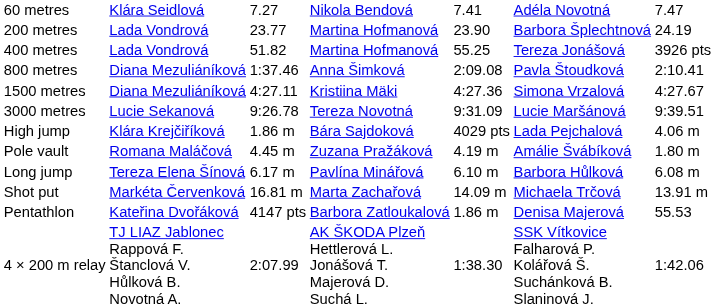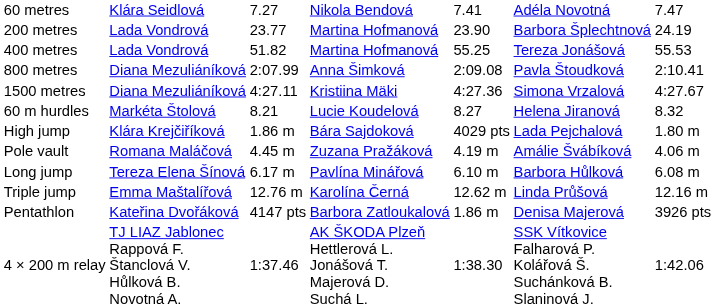(683, 50) 3926 pts -> (673, 50) 55.53
(274, 70) 1:37.46 -> (274, 70) 2:07.99
- row: (45, 111)
+ row: (46, 111)
(677, 131) 4.06 m -> (677, 131) 1.80 m
(677, 151) 1.80 m -> (677, 151) 4.06 m
+ row: (40, 192)
- row: (31, 192)
(673, 212) 55.53 -> (683, 212) 3926 pts
(274, 265) 2:07.99 -> (274, 265) 1:37.46
